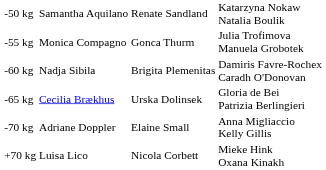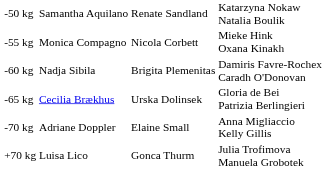(163, 42) Gonca Thurm -> (165, 42) Nicola Corbett
(261, 42) Julia Trofimova Manuela Grobotek -> (251, 42) Mieke Hink Oxana Kinakh
(165, 156) Nicola Corbett -> (163, 156) Gonca Thurm
(251, 156) Mieke Hink Oxana Kinakh -> (261, 156) Julia Trofimova Manuela Grobotek
